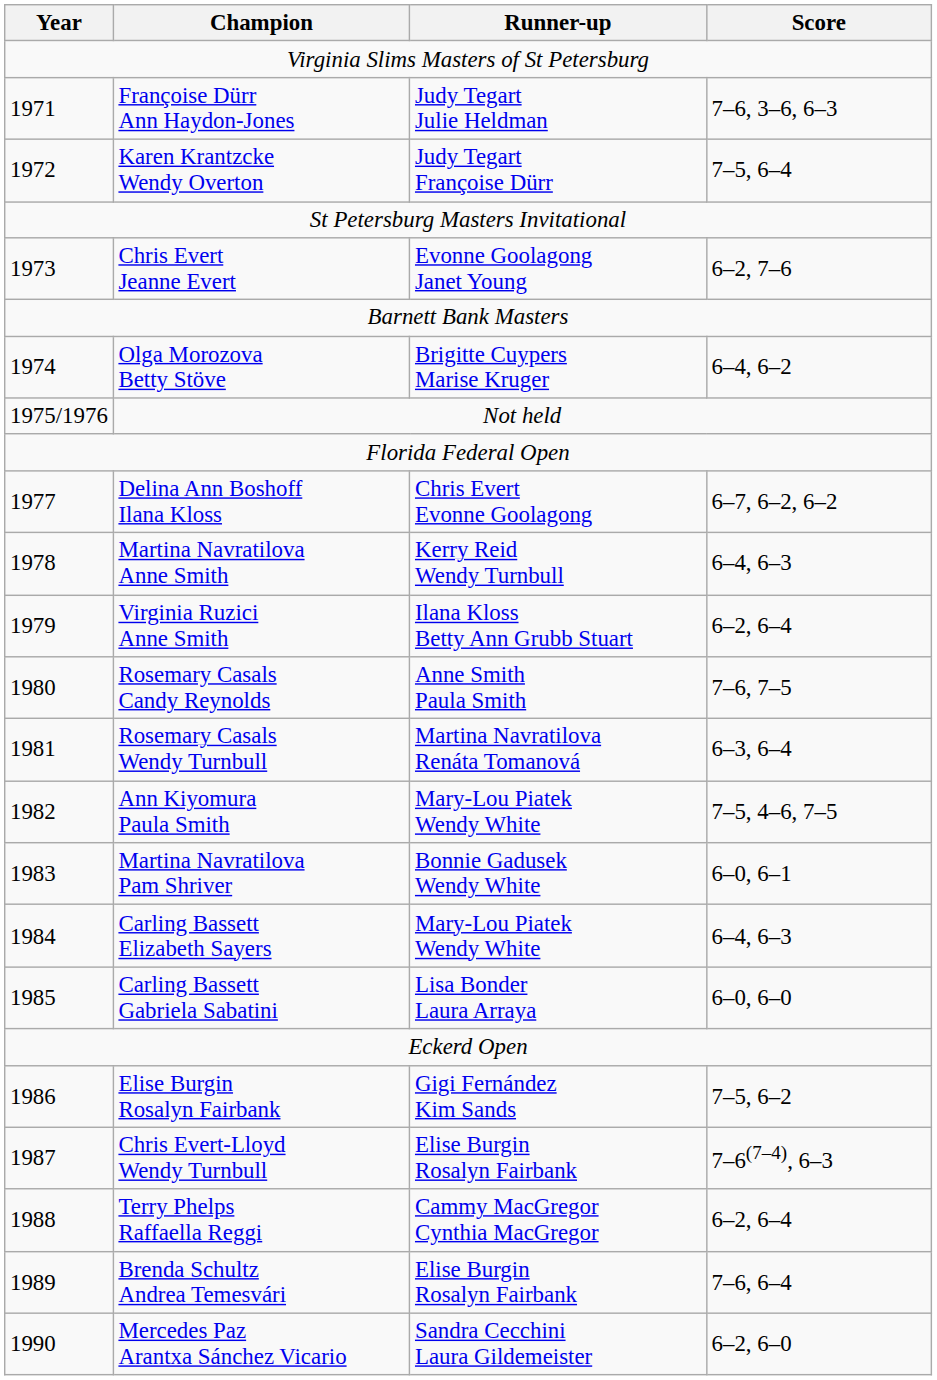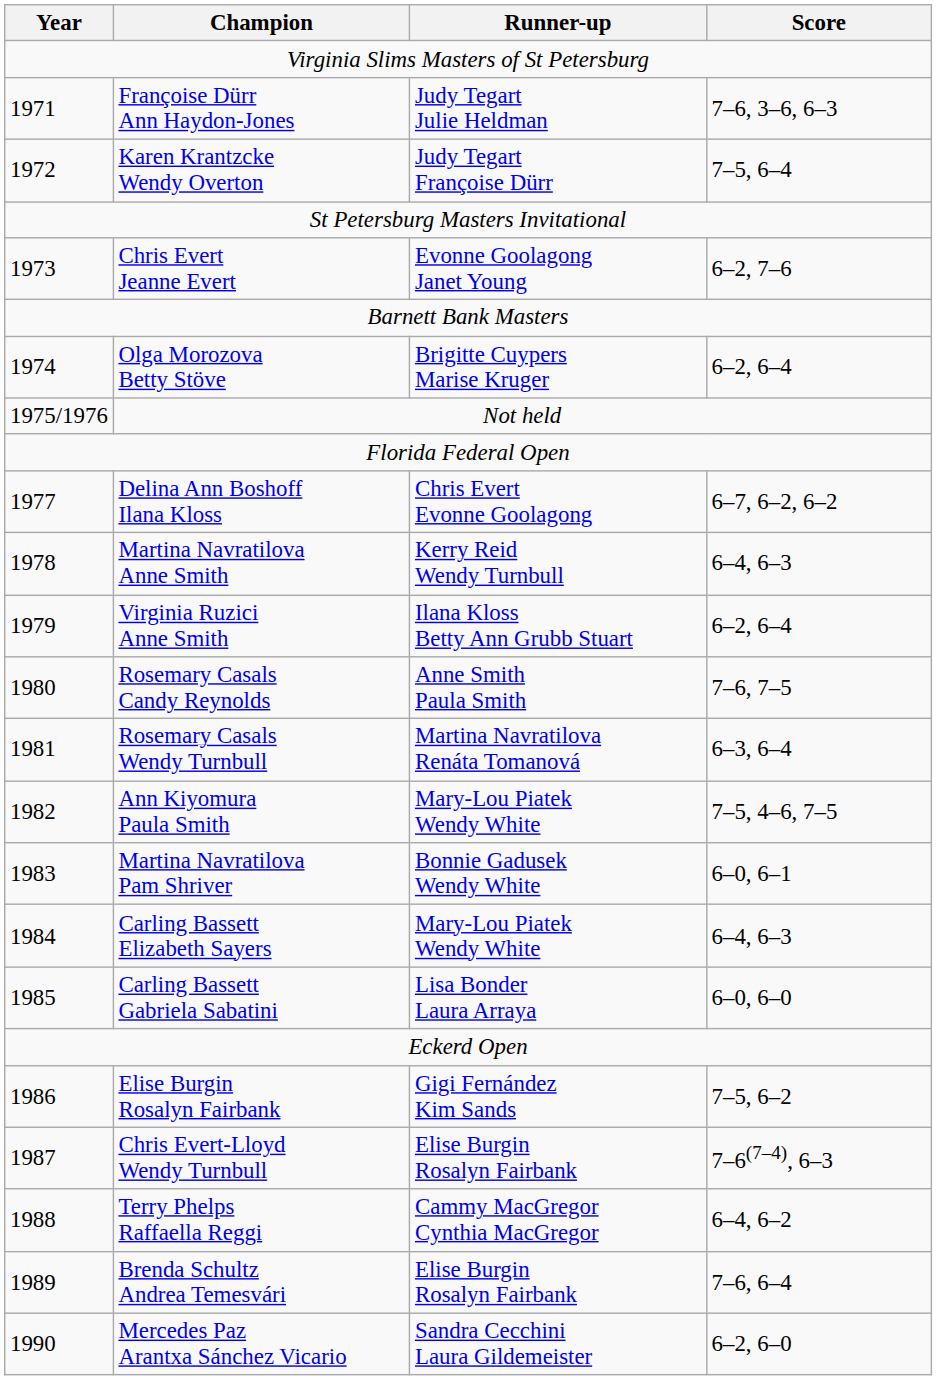(752, 366) 6–4, 6–2 -> (752, 366) 6–2, 6–4
(752, 1219) 6–2, 6–4 -> (752, 1219) 6–4, 6–2
